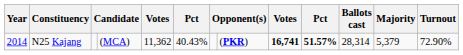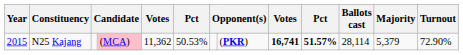(17, 41) 2014 -> (17, 41) 2015
(115, 41) no background -> (115, 41) pink background
(192, 41) 40.43% -> (192, 41) 50.53%
(356, 41) 28,314 -> (355, 41) 28,114
